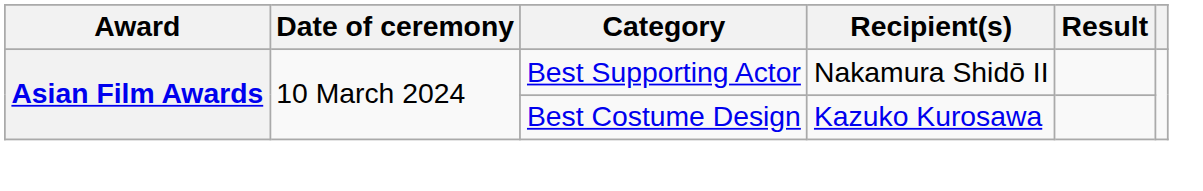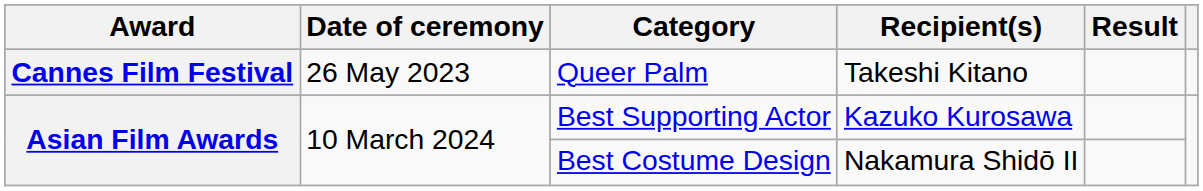+ row: (632, 71)
(931, 71) Nakamura Shidō II -> (958, 116) Kazuko Kurosawa
(928, 116) Kazuko Kurosawa -> (961, 161) Nakamura Shidō II
